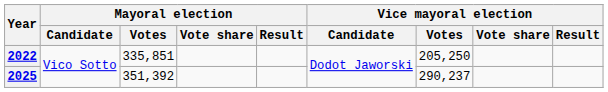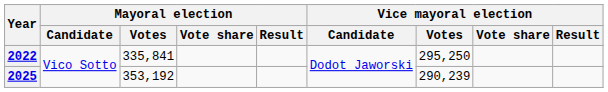(148, 56) 335,851 -> (148, 56) 335,841
(445, 56) 205,250 -> (445, 56) 295,250
(148, 76) 351,392 -> (148, 76) 353,192
(445, 76) 290,237 -> (445, 76) 290,239
